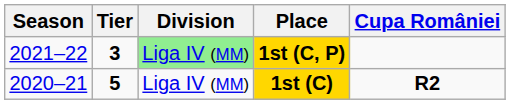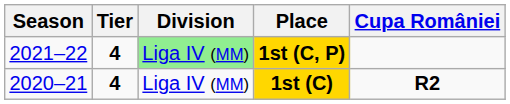(115, 53) 3 -> (115, 53) 4
(115, 84) 5 -> (115, 84) 4
